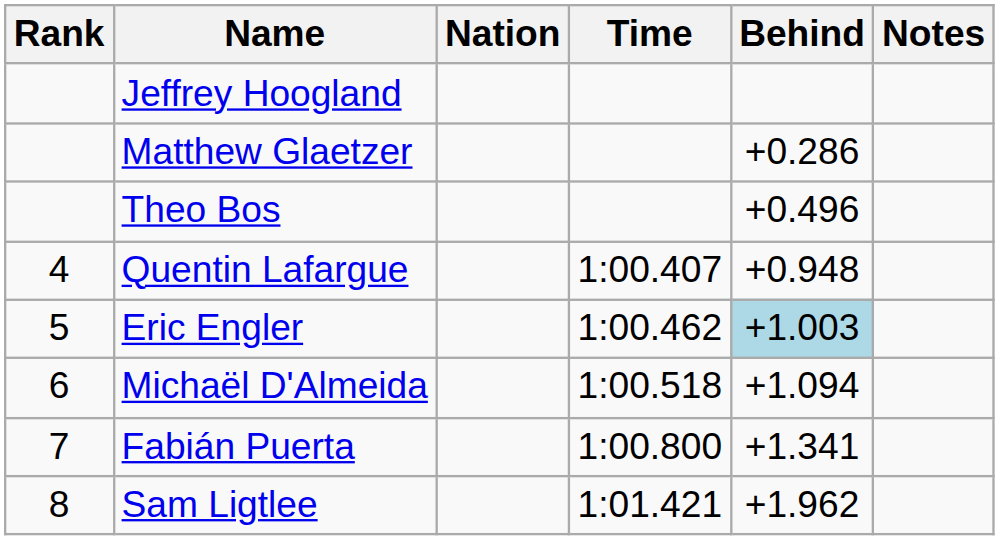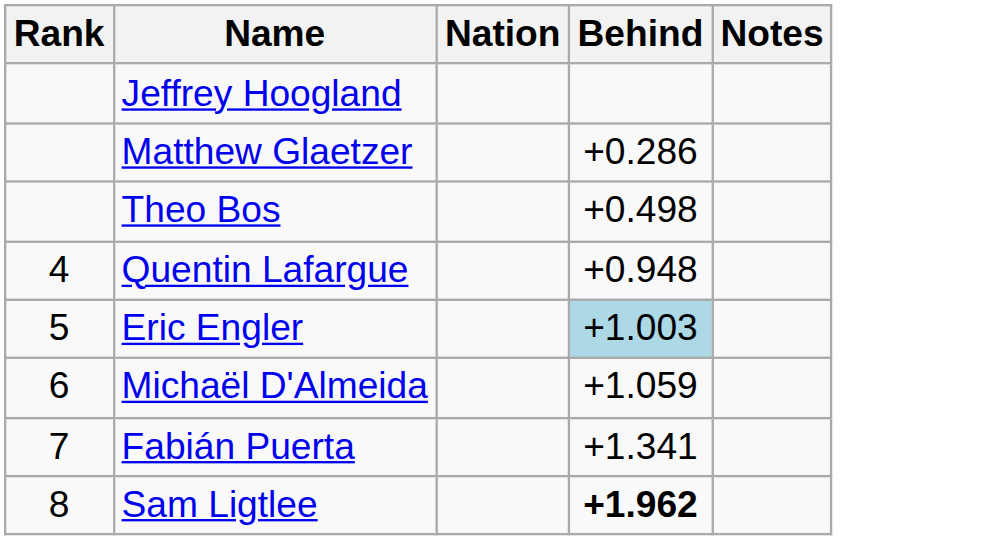- column: (650, 33)
(802, 210) +0.496 -> (640, 210) +0.498
(802, 387) +1.094 -> (640, 387) +1.059
(802, 504) normal -> (640, 504) bold
